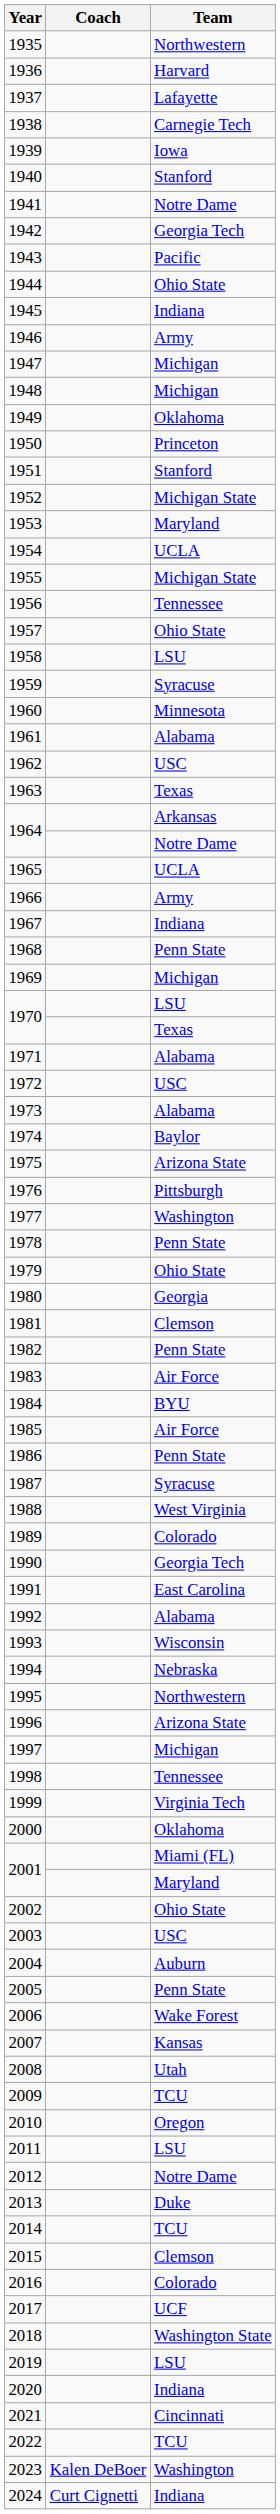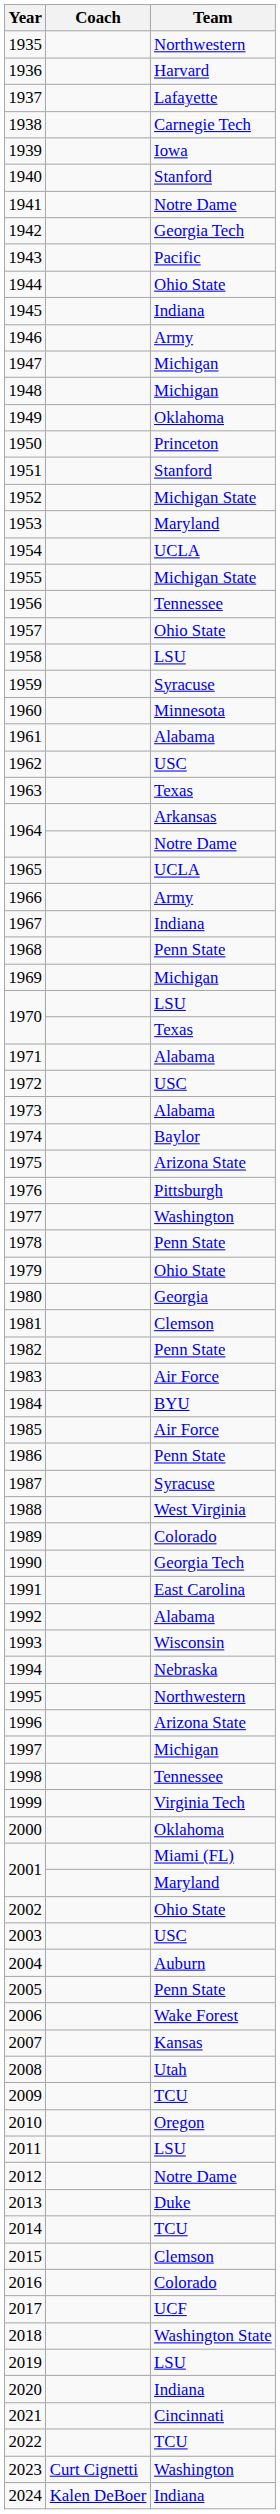(98, 2469) Kalen DeBoer -> (94, 2469) Curt Cignetti
(94, 2495) Curt Cignetti -> (98, 2495) Kalen DeBoer
